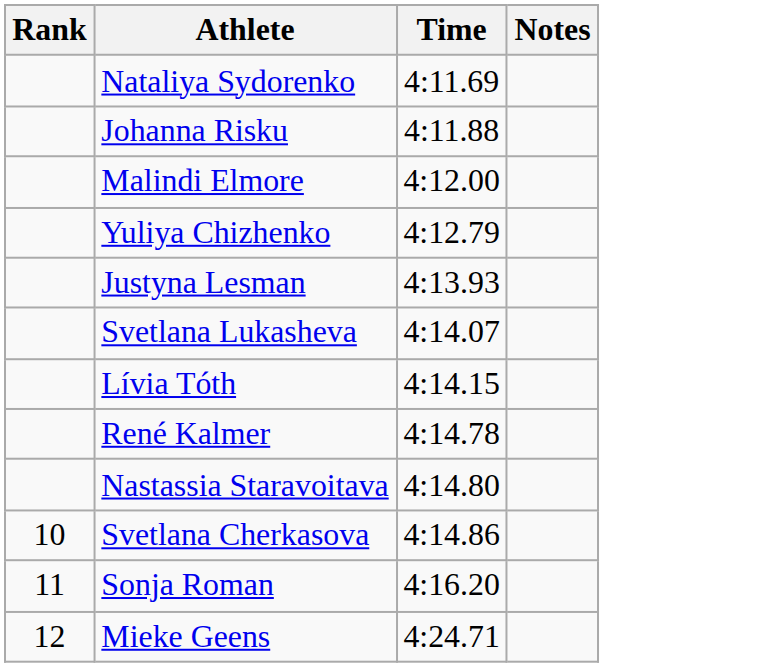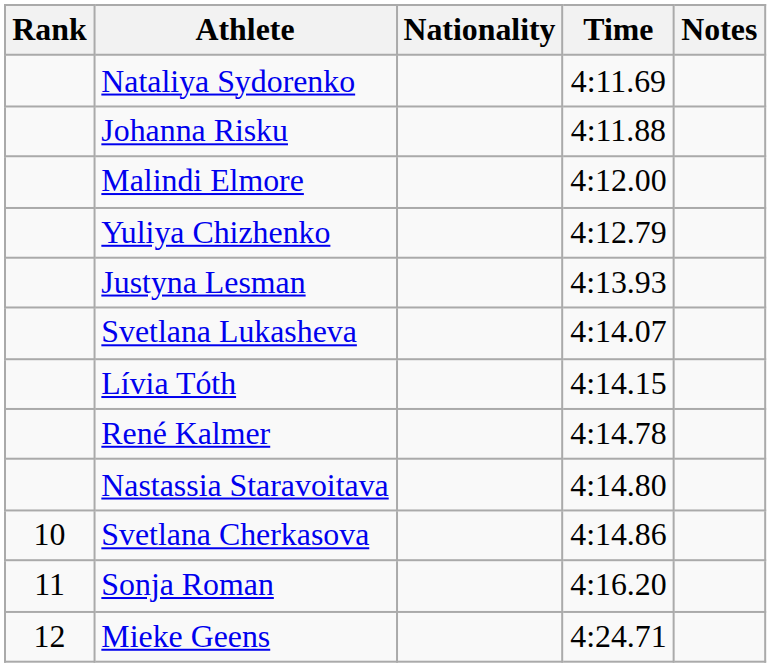+ column: (479, 29)
